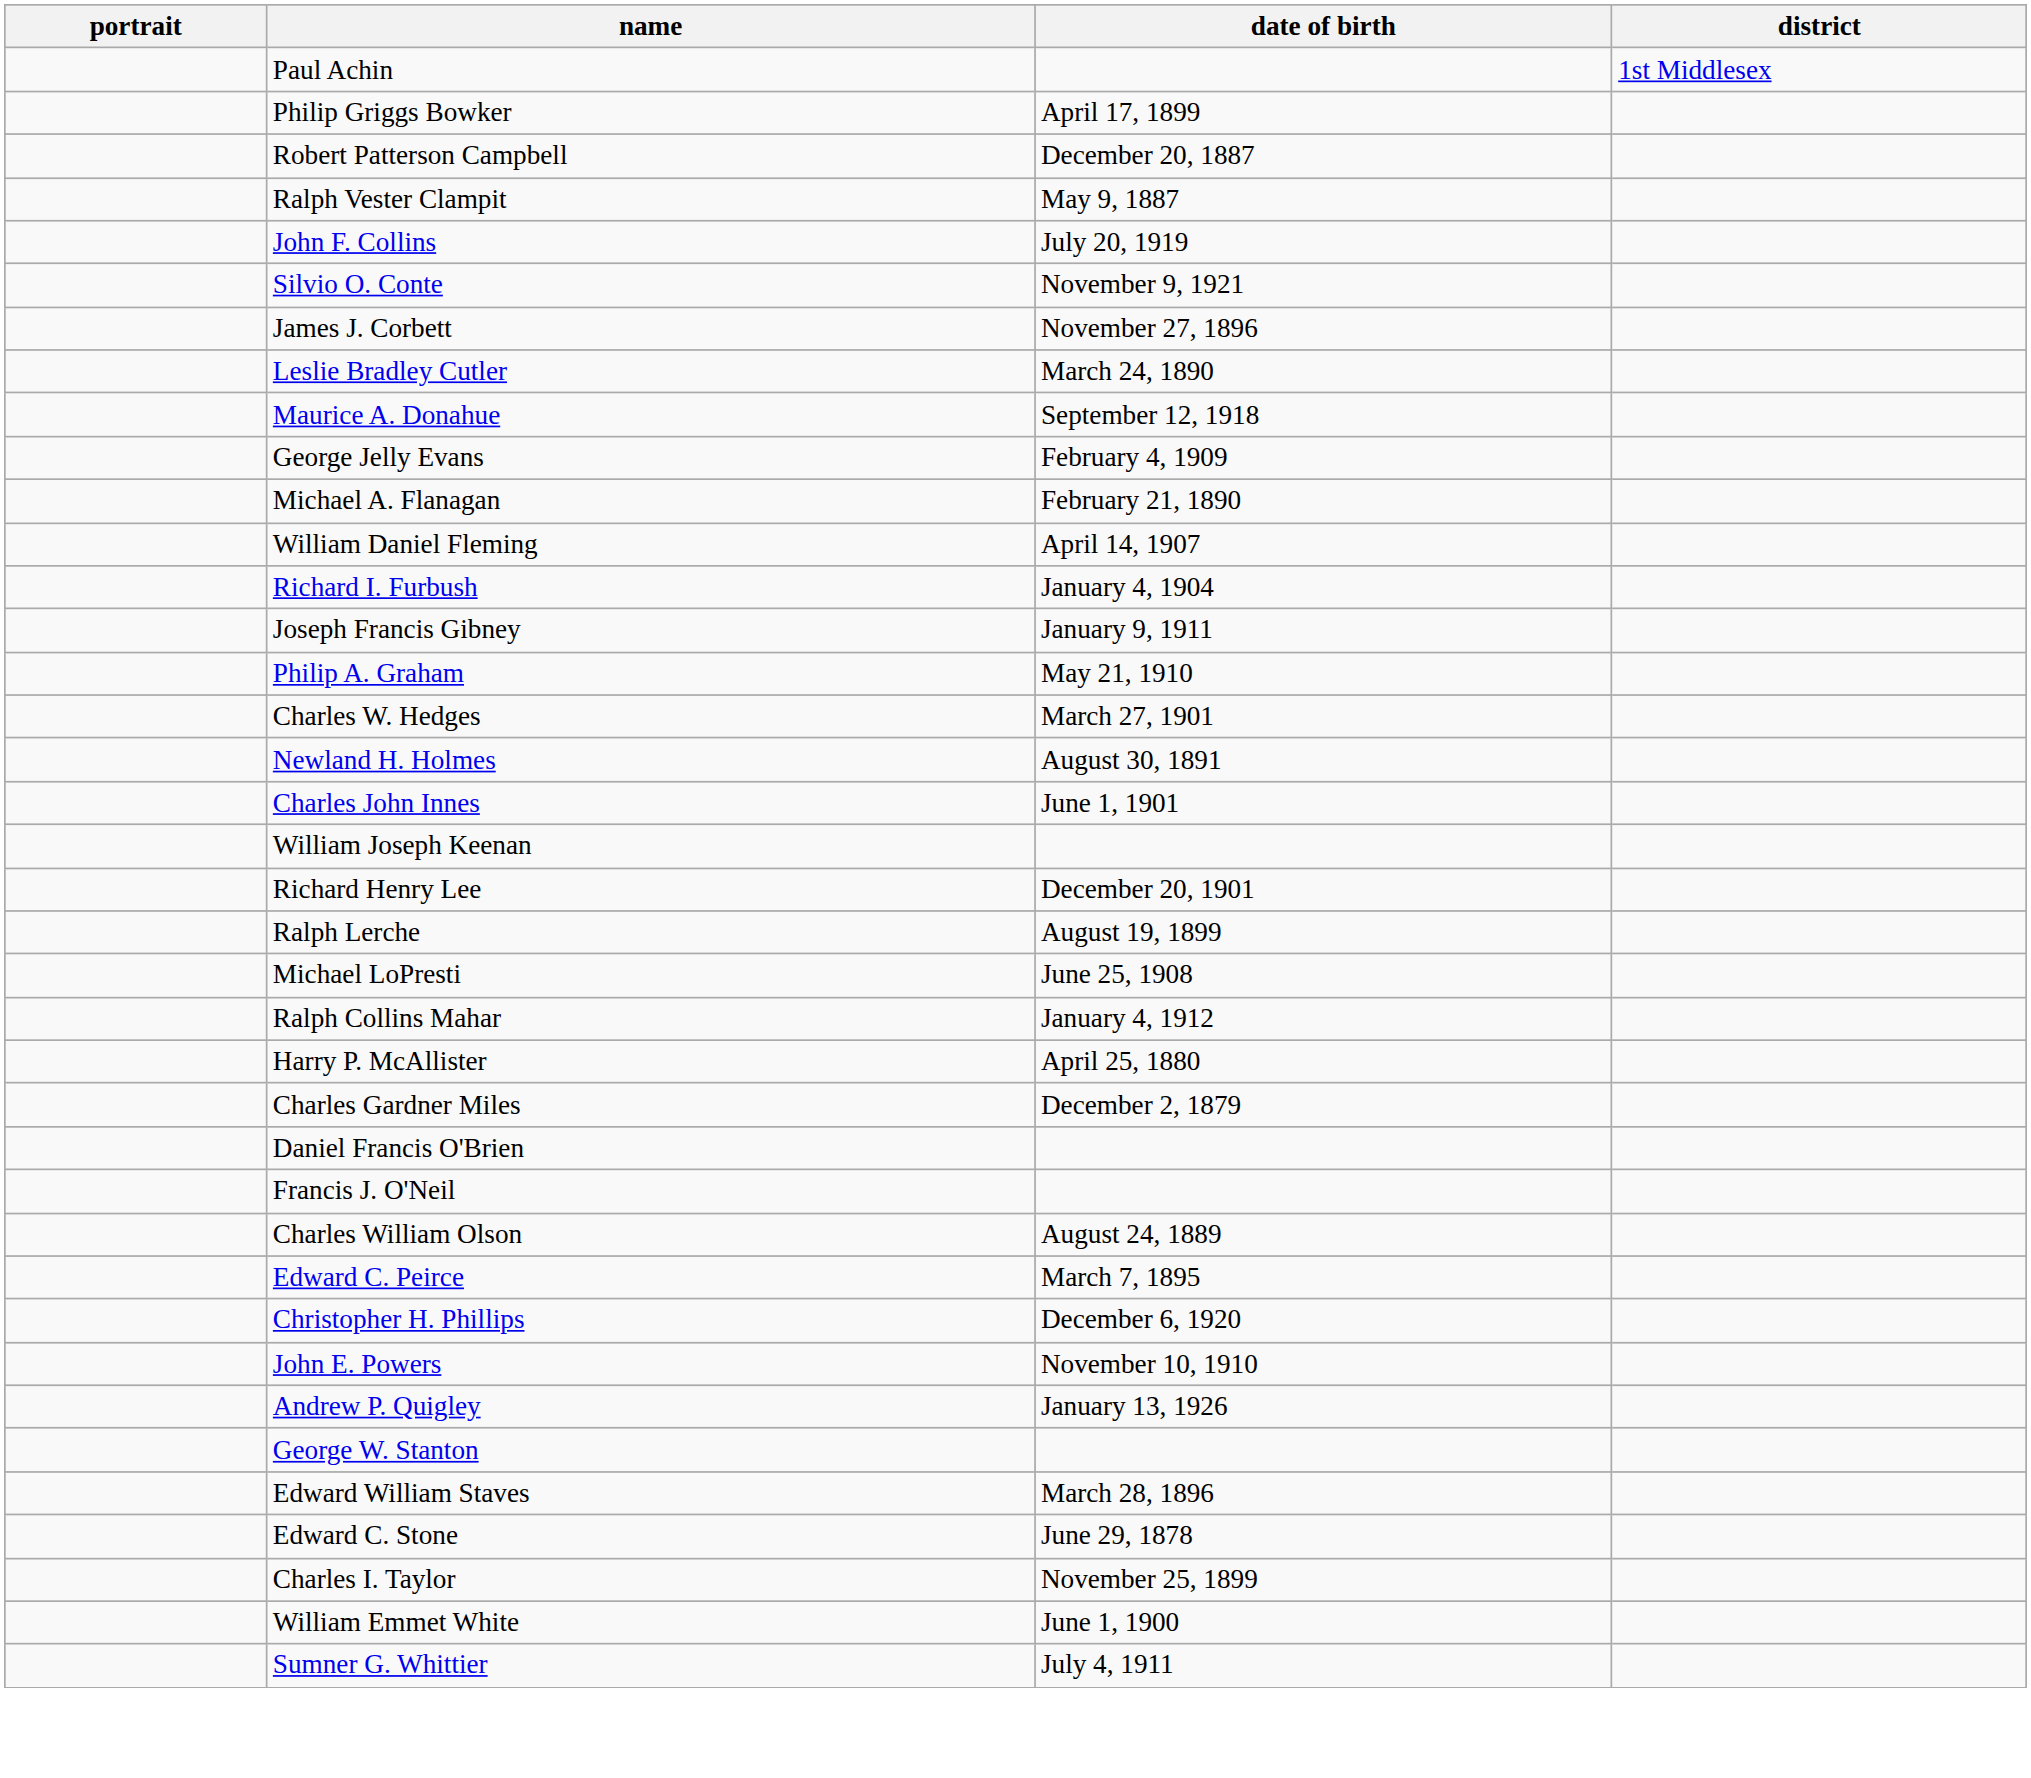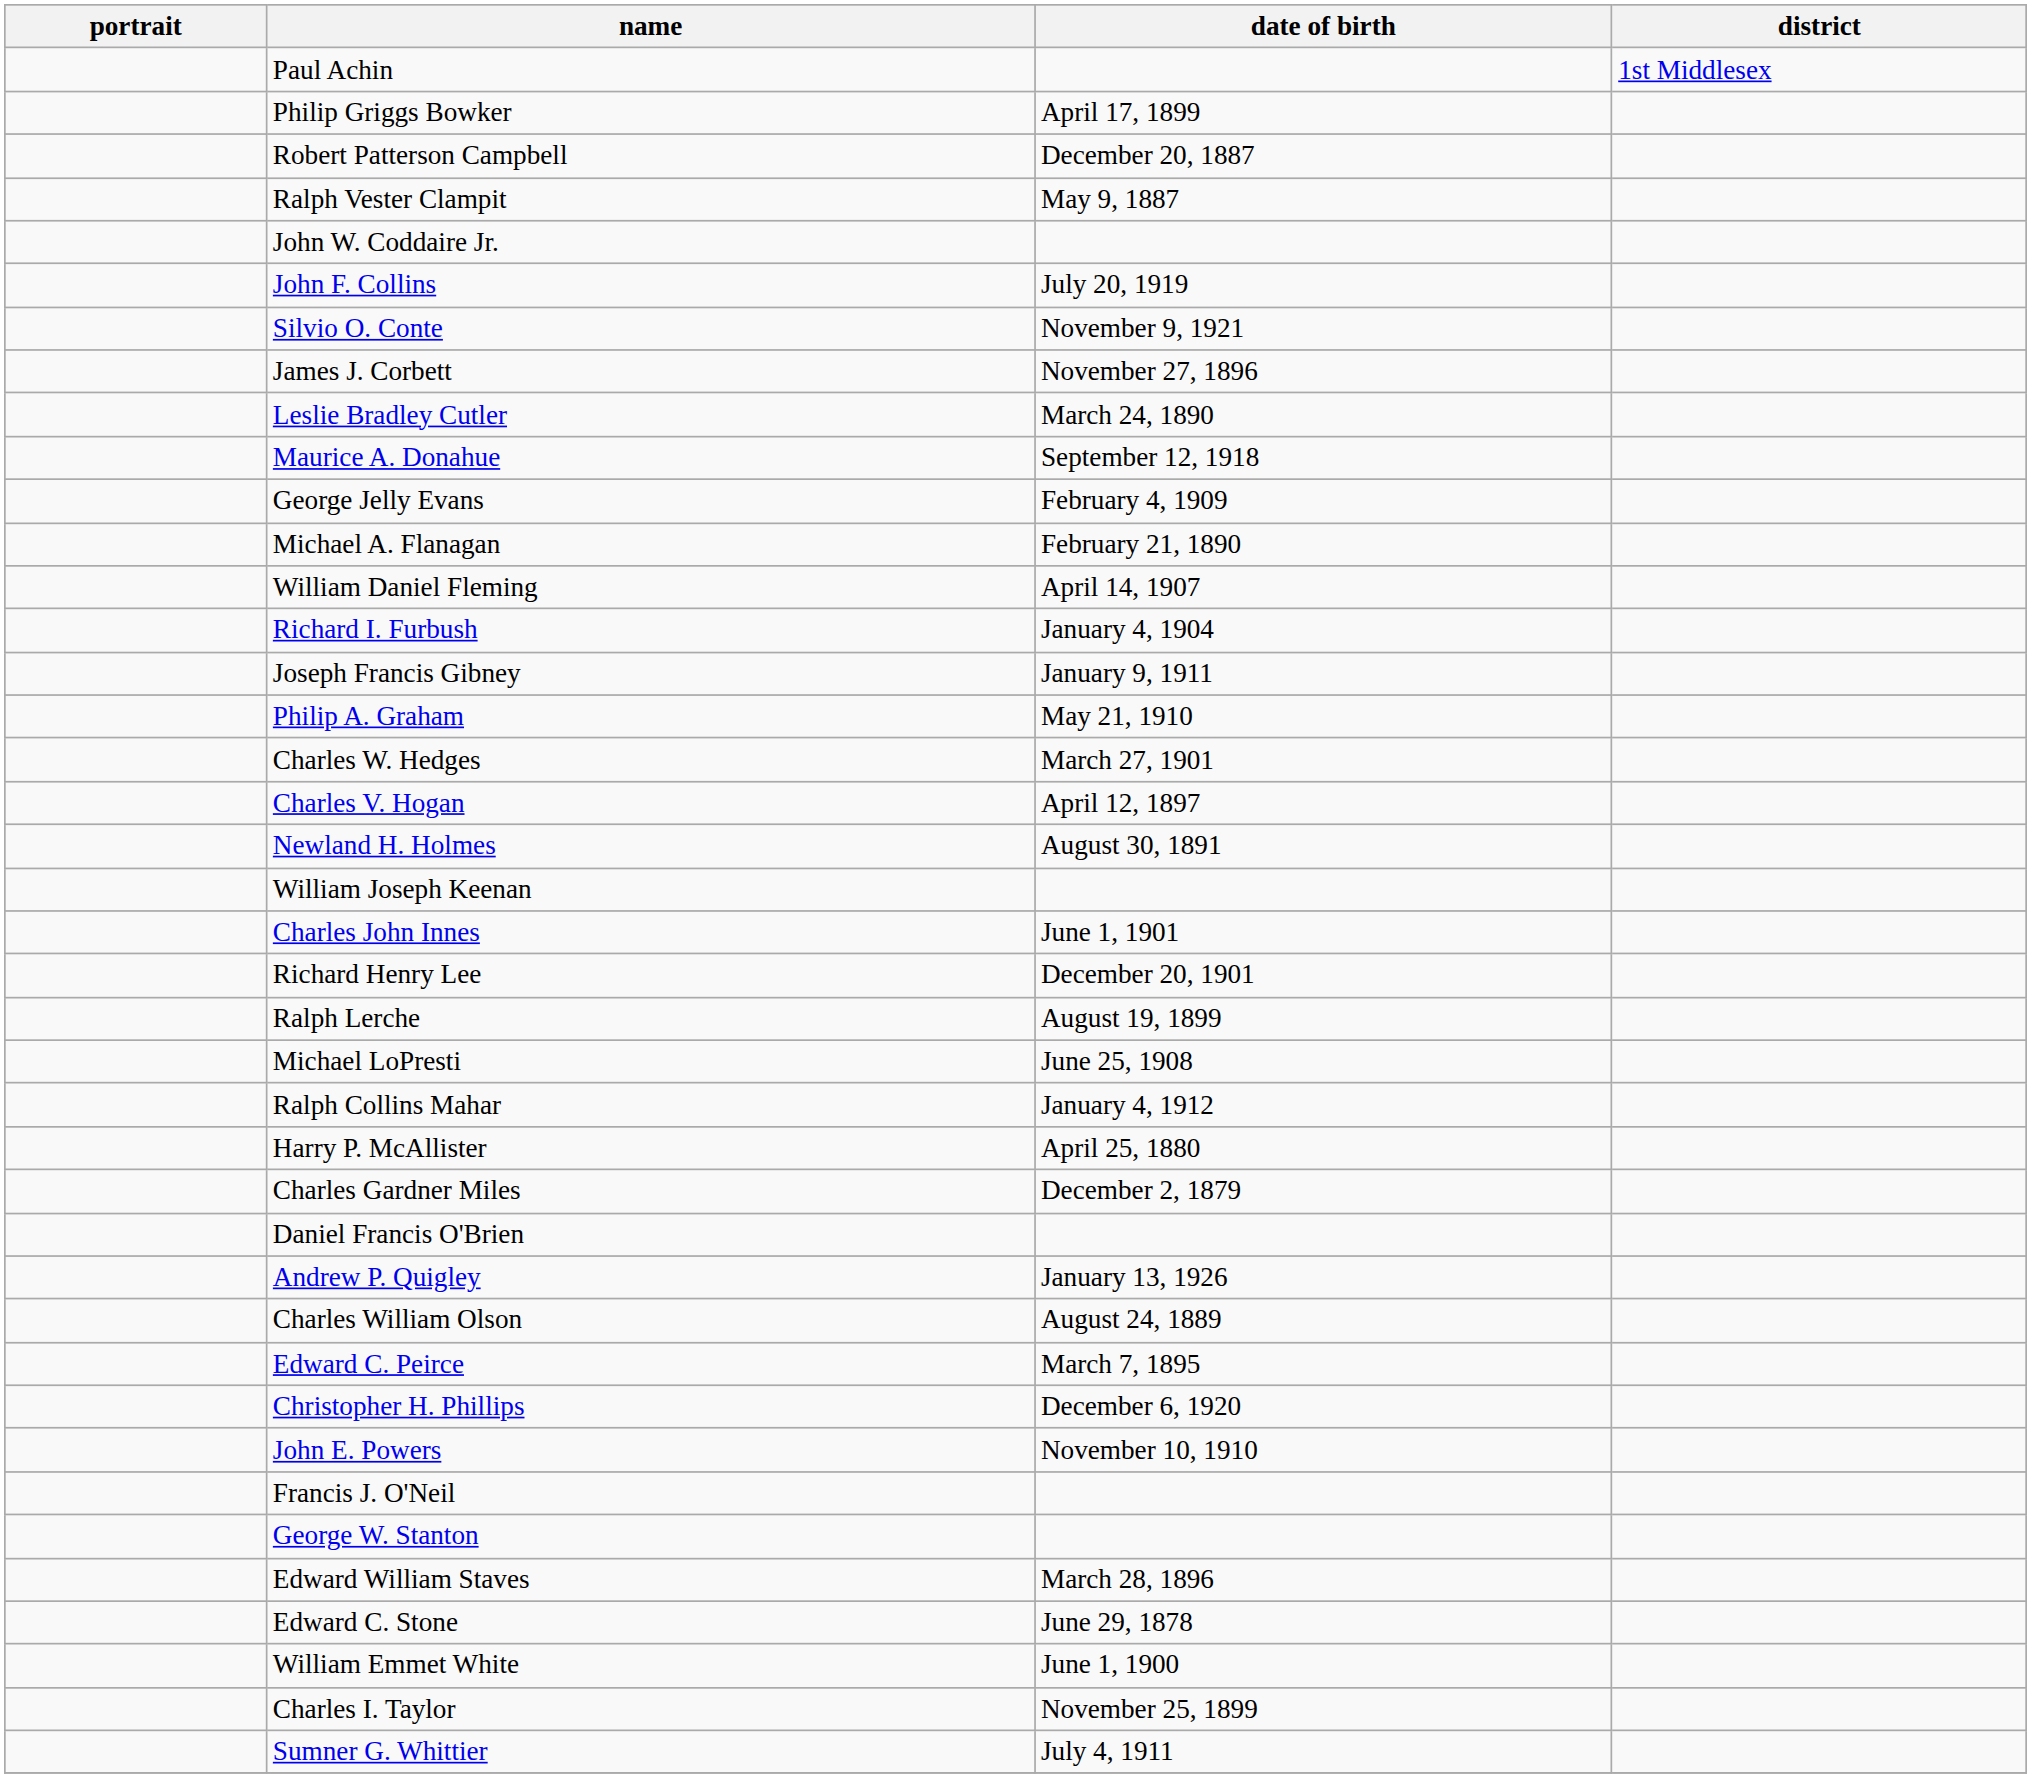+ row: (386, 241)
+ row: (369, 802)
rows swapped: (376, 802) <-> (402, 845)
rows swapped: (364, 1190) <-> (377, 1406)
rows swapped: (364, 1579) <-> (396, 1622)
